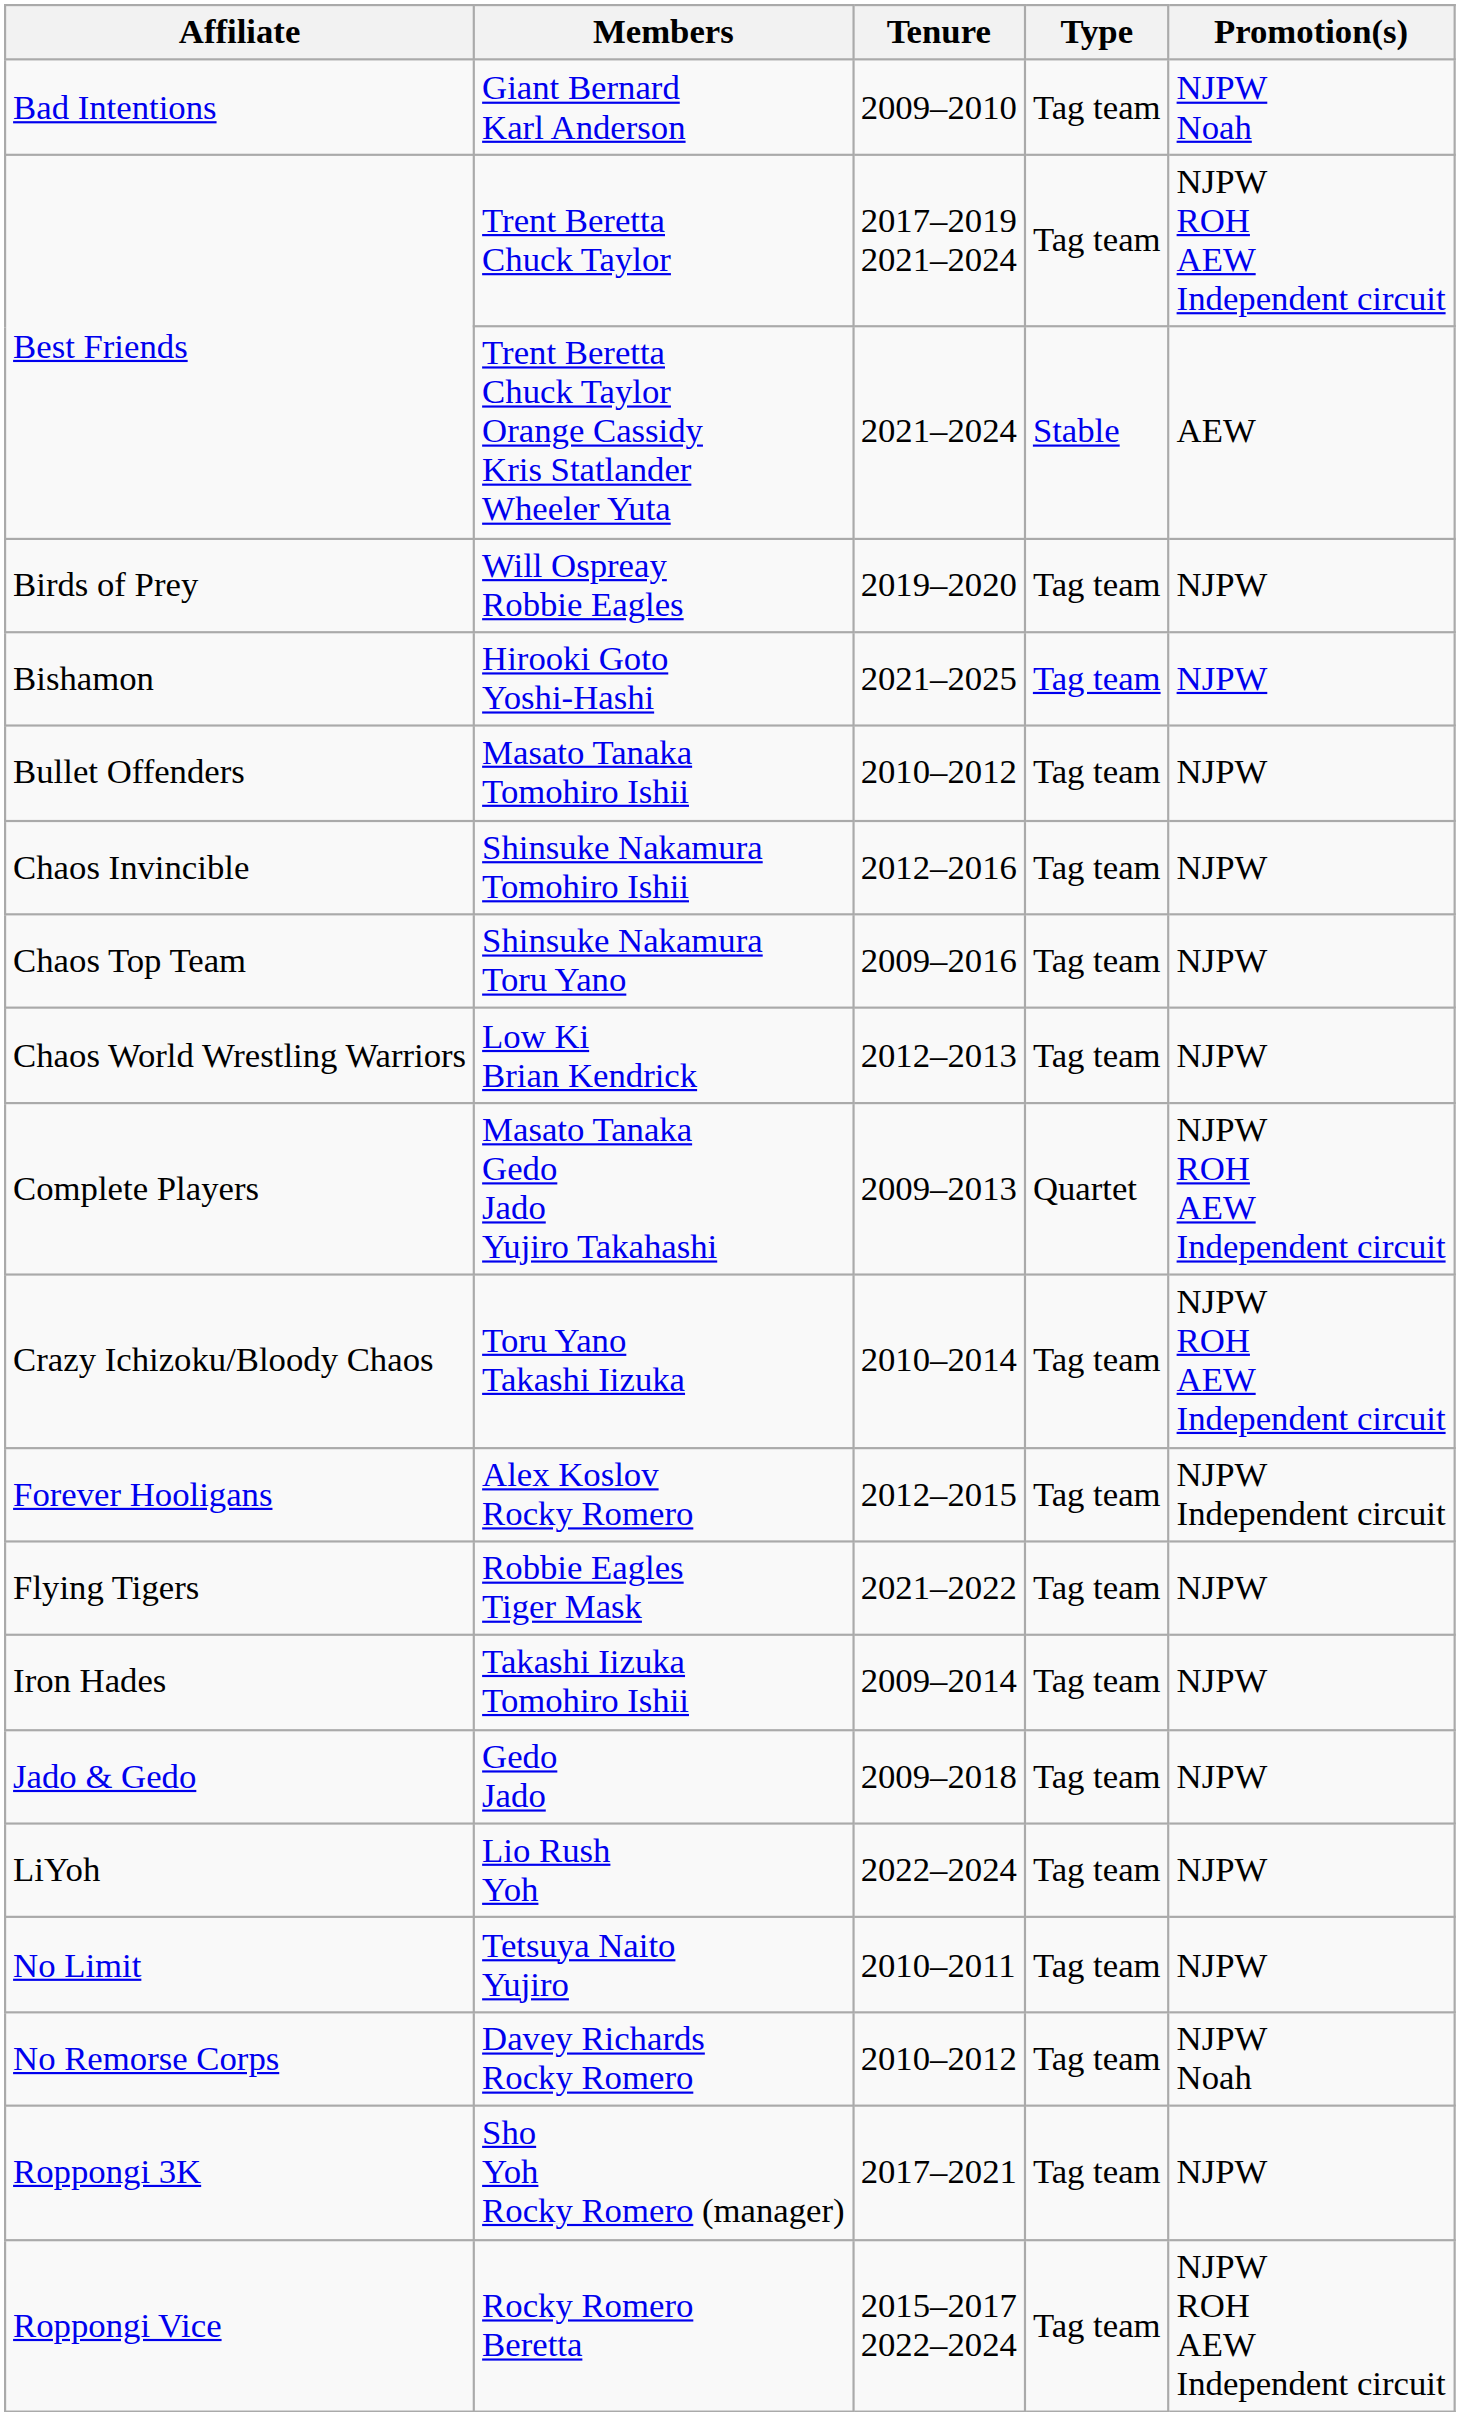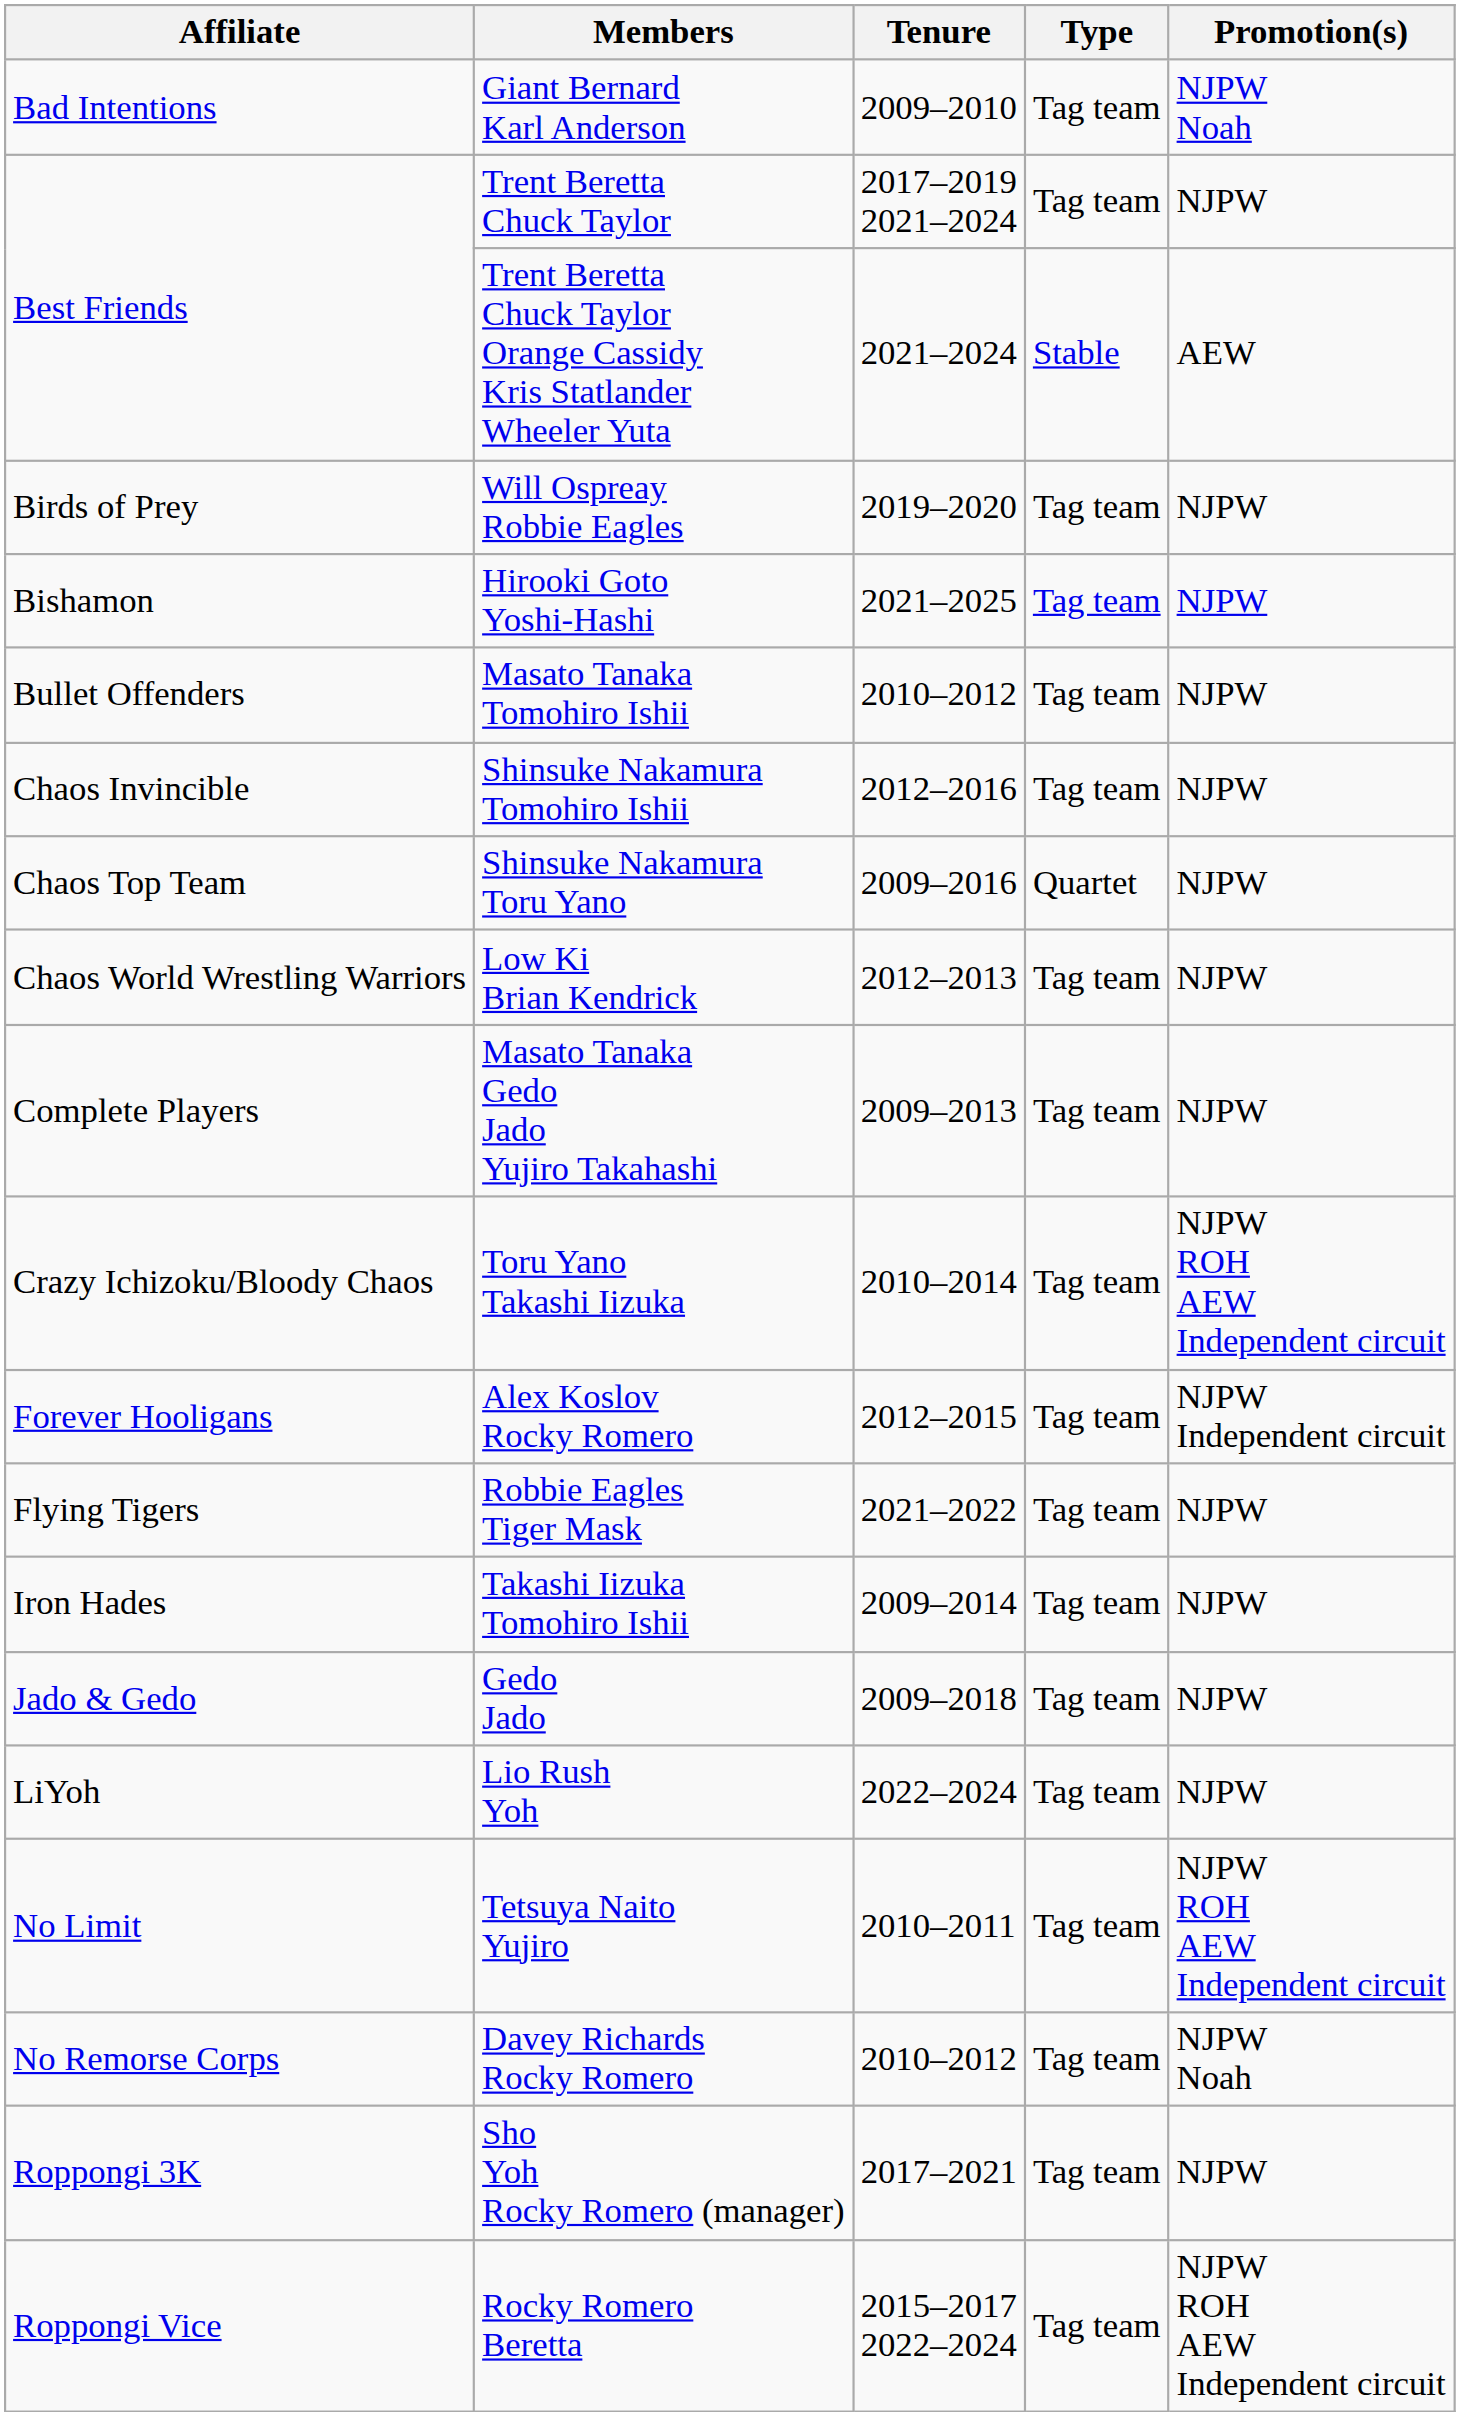(1311, 239) NJPW ROH AEW Independent circuit -> (1222, 200) NJPW
(1097, 960) Tag team -> (1085, 882) Quartet
(1085, 1188) Quartet -> (1097, 1109) Tag team
(1311, 1188) NJPW ROH AEW Independent circuit -> (1222, 1109) NJPW
(1222, 1964) NJPW -> (1311, 1925) NJPW ROH AEW Independent circuit
